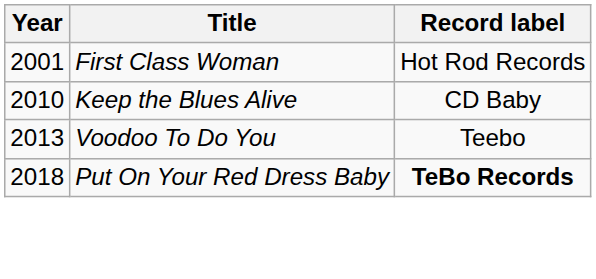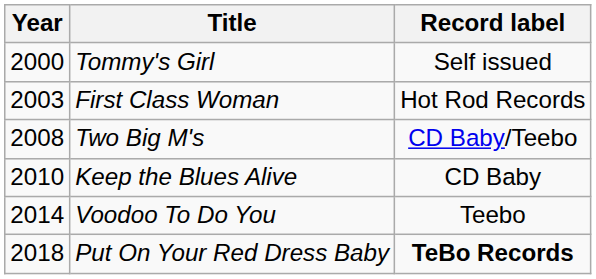+ row: (145, 61)
(37, 61) 2001 -> (37, 100) 2003
+ row: (140, 138)
(37, 138) 2013 -> (37, 215) 2014
